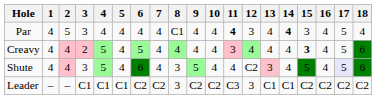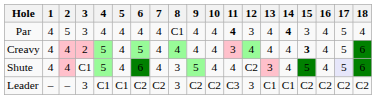(85, 67) 3 -> (85, 67) C1
(85, 85) C1 -> (85, 85) 3
